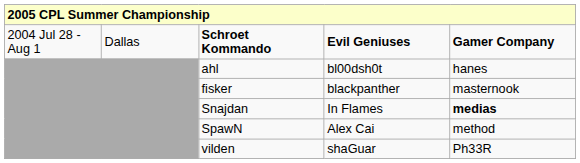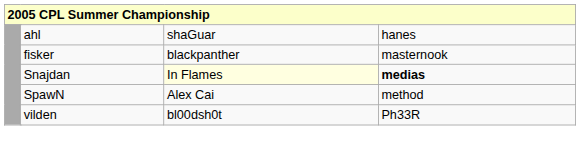- row: (236, 42)
(355, 69) bl00dsh0t -> (191, 34) shaGuar
(355, 109) no background -> (195, 75) lightyellow background
(352, 149) shaGuar -> (194, 115) bl00dsh0t
